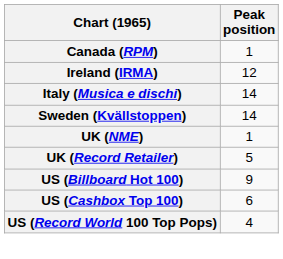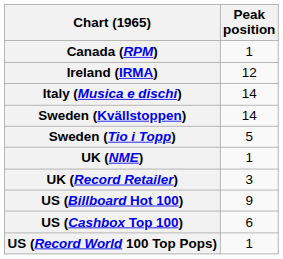+ row: (112, 136)
(249, 158) 5 -> (249, 179) 3
(249, 222) 4 -> (249, 243) 1
